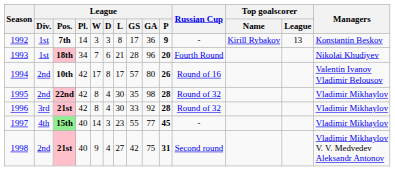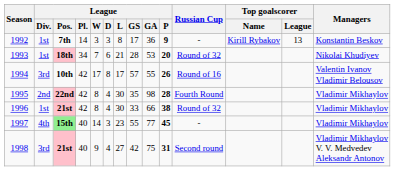(151, 55) 96 -> (151, 55) 53
(199, 55) Fourth Round -> (199, 55) Round of 32
(44, 75) 2nd -> (44, 75) 3rd
(151, 75) 80 -> (151, 75) 55
(199, 94) Round of 32 -> (199, 94) Fourth Round
(44, 109) 3rd -> (44, 109) 1st
(151, 109) 92 -> (151, 109) 66
(166, 109) 28 -> (166, 109) 38
(44, 148) 2nd -> (44, 148) 3rd
